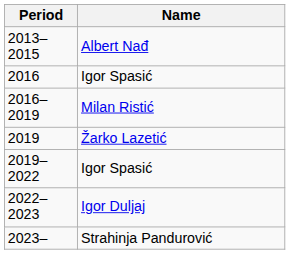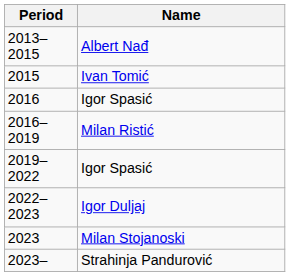+ row: (24, 76)
- row: (24, 138)
+ row: (24, 237)
